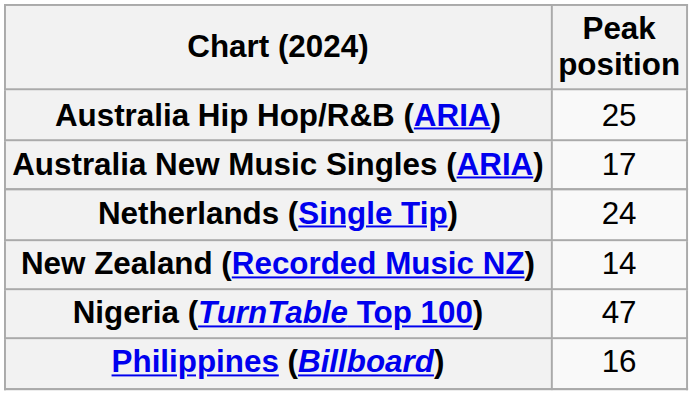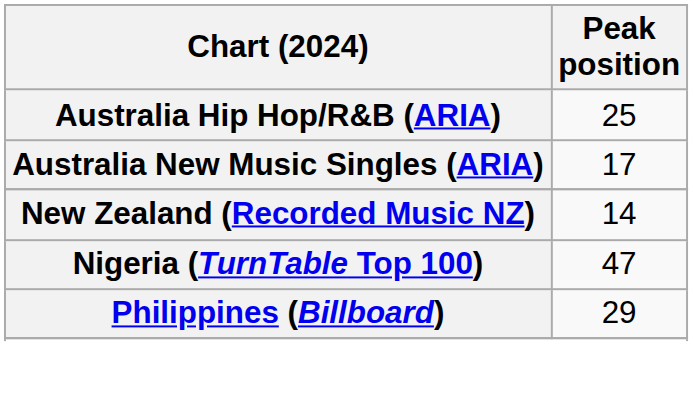- row: (278, 213)
(619, 363) 16 -> (619, 313) 29
